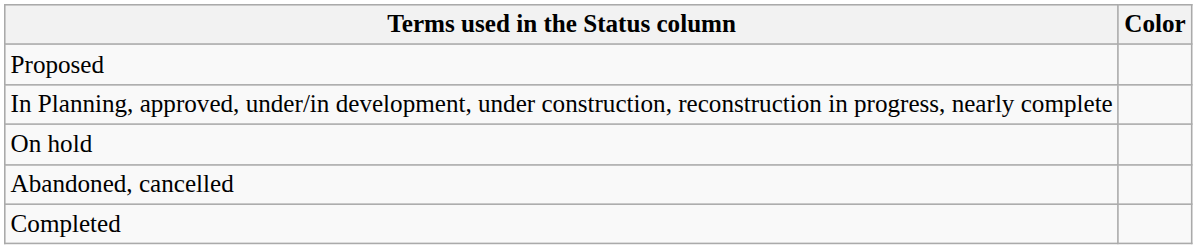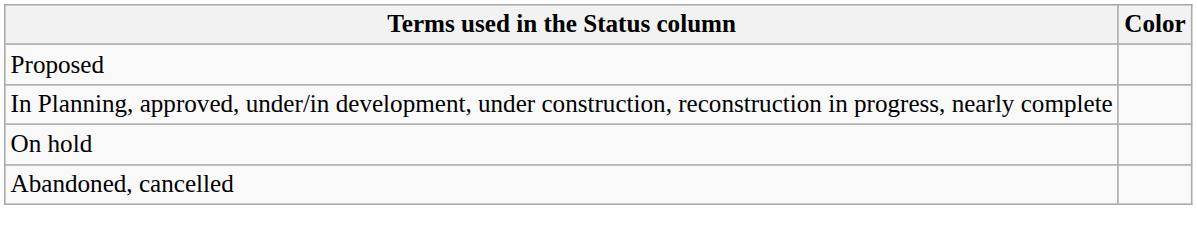- row: (66, 223)
